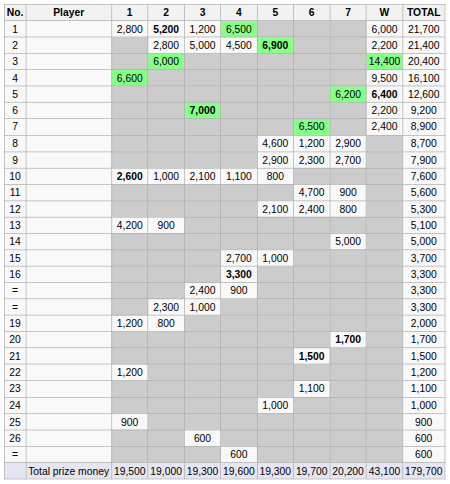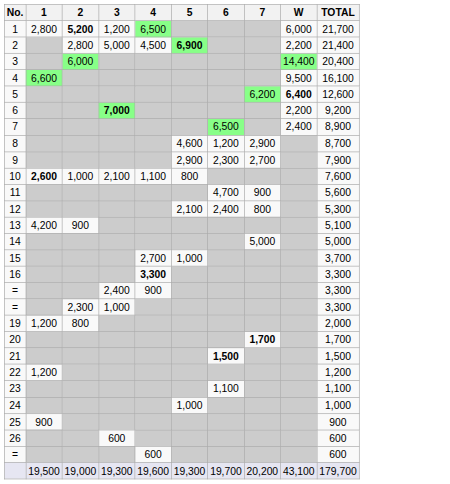- column: (69, 13)
